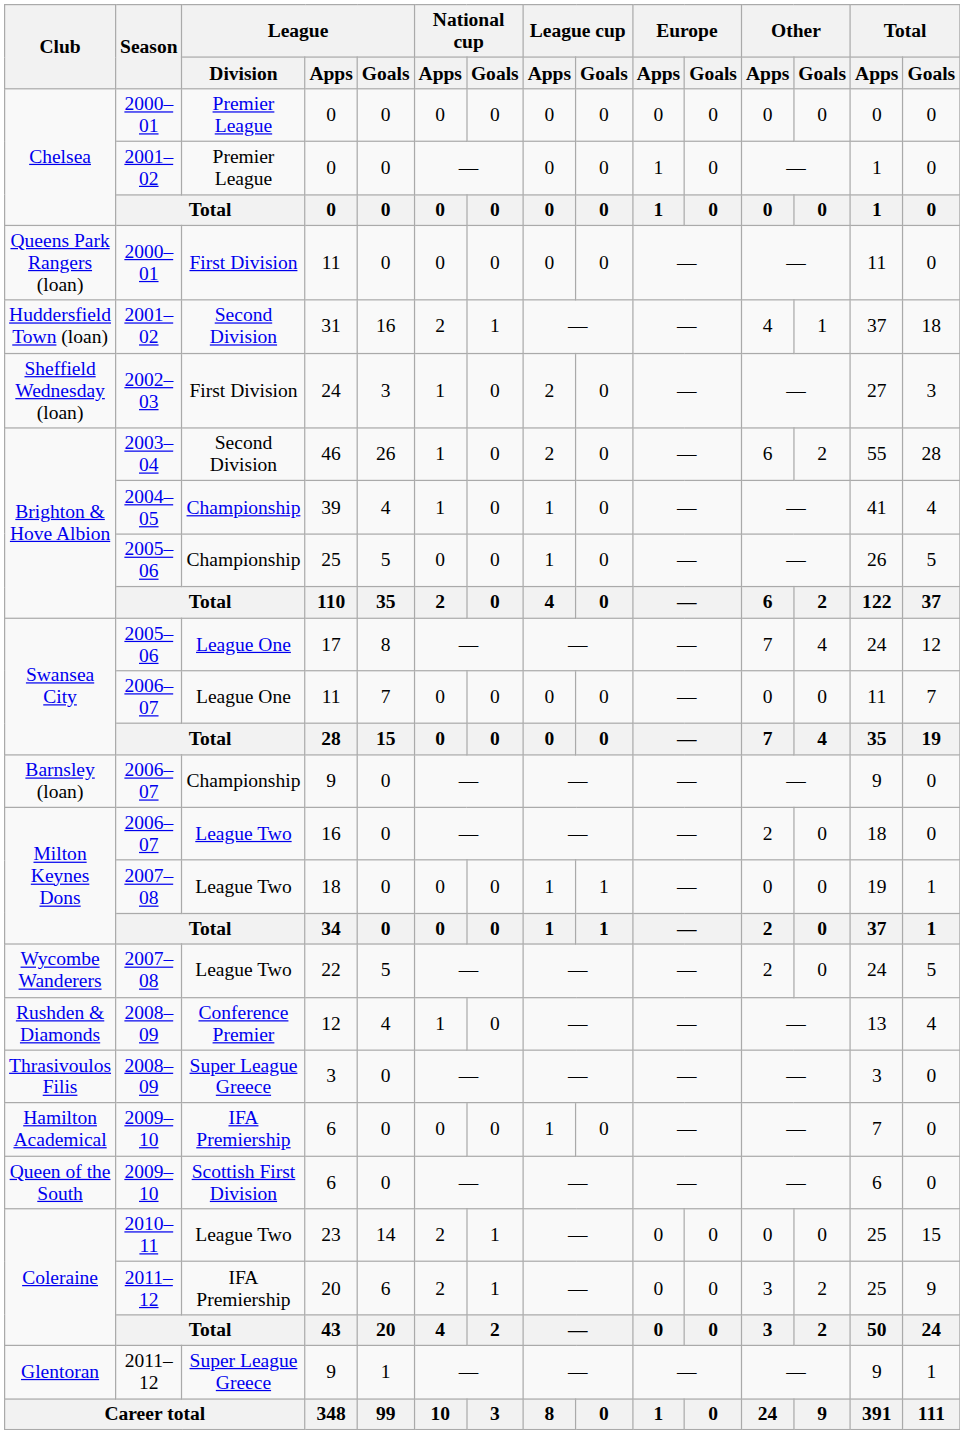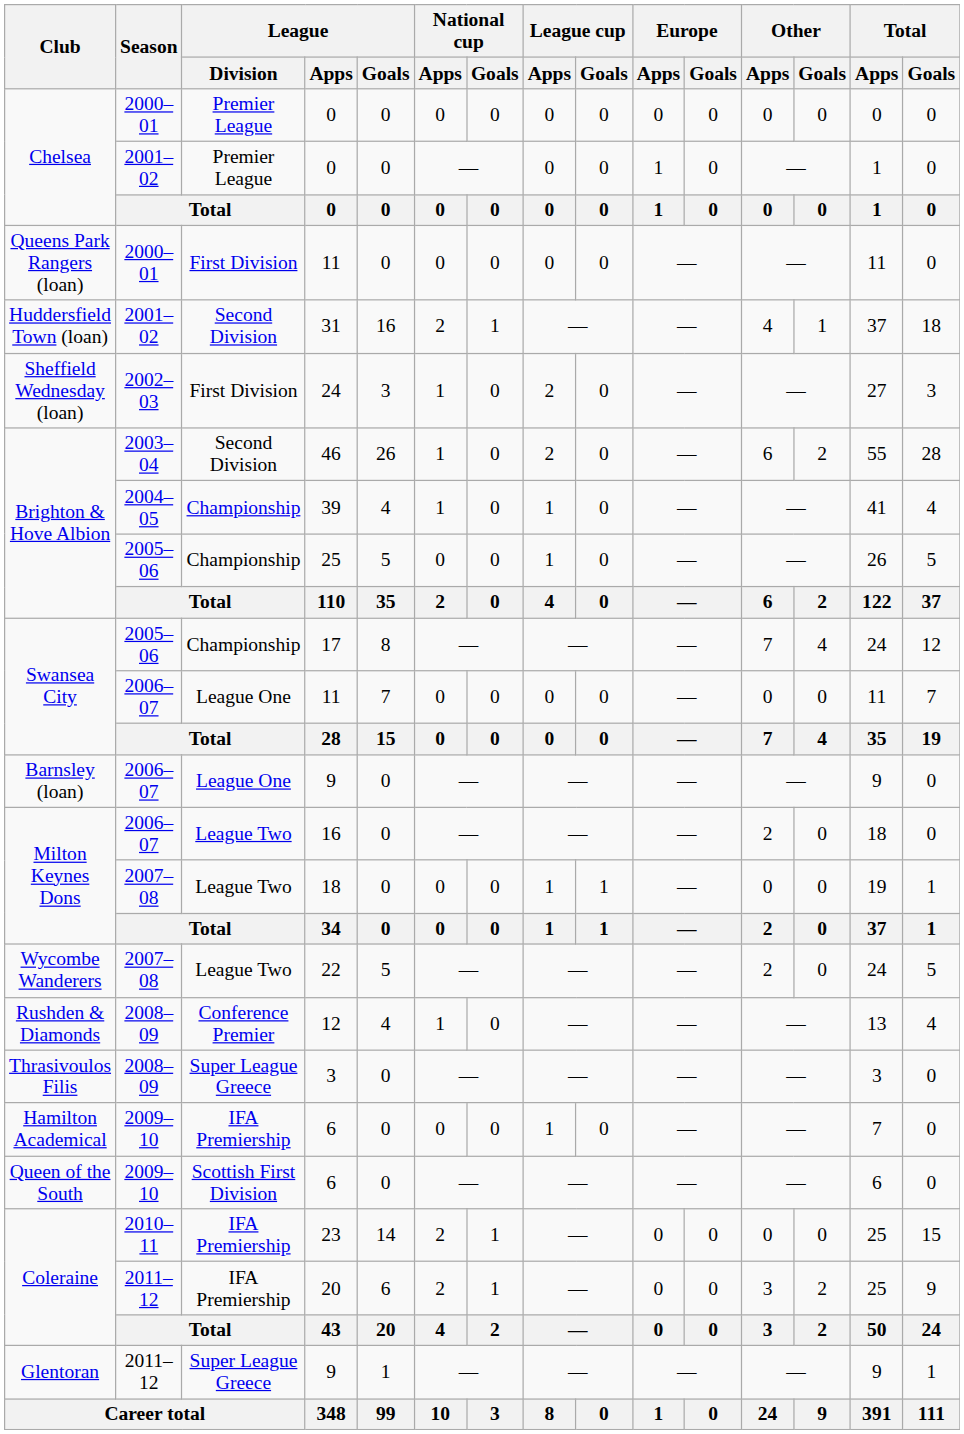(243, 644) League One -> (243, 644) Championship
(243, 780) Championship -> (243, 780) League One
(243, 1235) League Two -> (243, 1235) IFA Premiership
